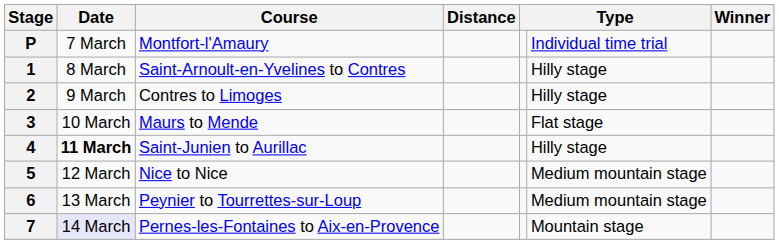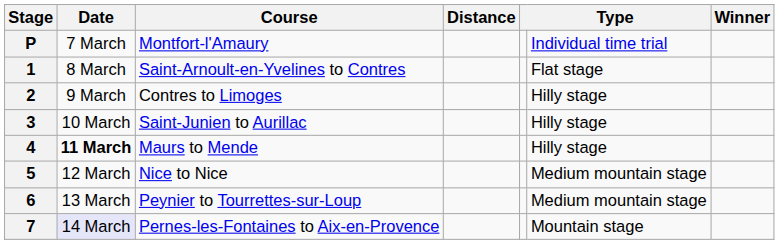(569, 69) Hilly stage -> (567, 69) Flat stage
(198, 122) Maurs to Mende -> (223, 122) Saint-Junien to Aurillac
(567, 122) Flat stage -> (569, 122) Hilly stage
(223, 148) Saint-Junien to Aurillac -> (198, 148) Maurs to Mende
